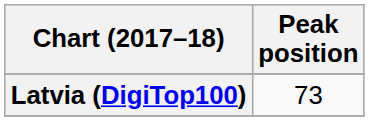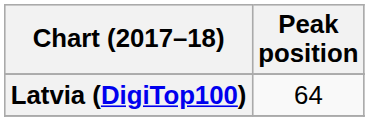(308, 94) 73 -> (308, 94) 64
